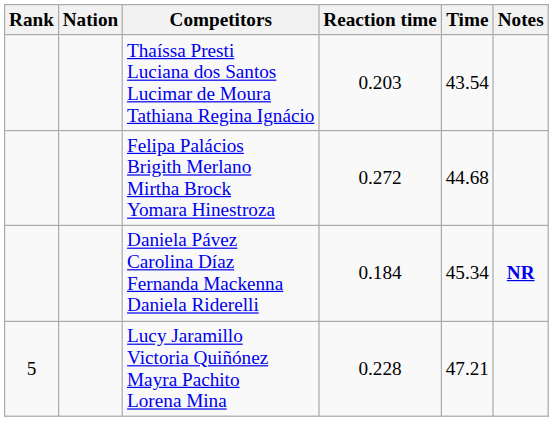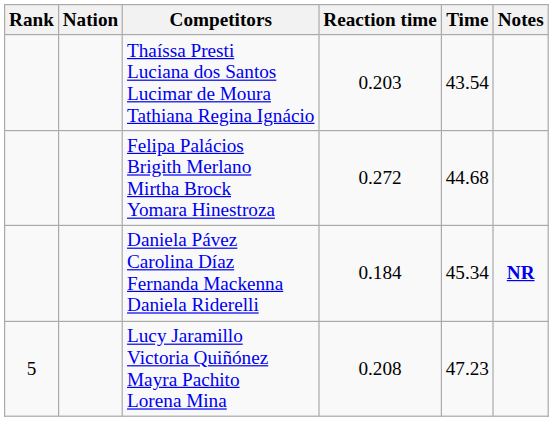(380, 368) 0.228 -> (380, 368) 0.208
(467, 368) 47.21 -> (467, 368) 47.23
